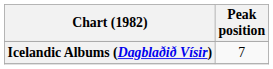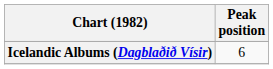(242, 52) 7 -> (242, 52) 6
